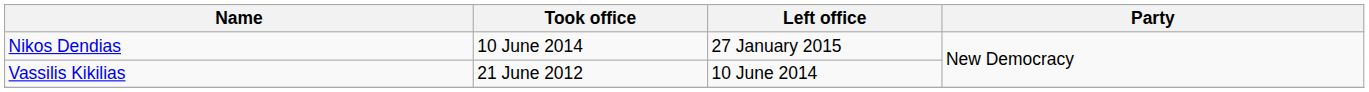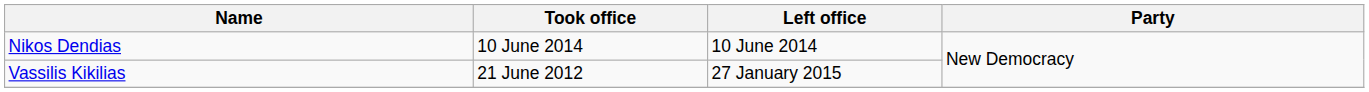(777, 45) 27 January 2015 -> (764, 45) 10 June 2014
(764, 73) 10 June 2014 -> (777, 73) 27 January 2015
